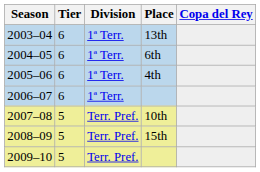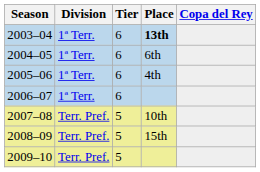columns swapped: (70, 14) <-> (113, 14)
(156, 34) normal -> (157, 34) bold
